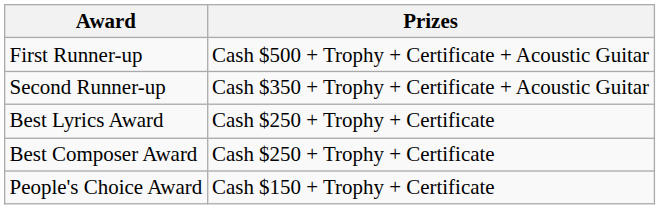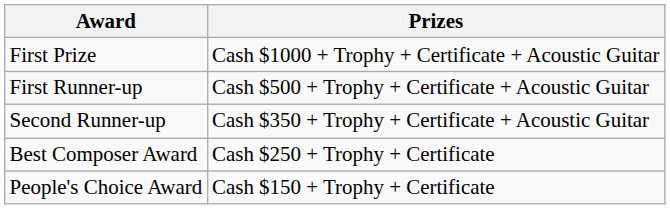+ row: (53, 54)
- row: (87, 120)
